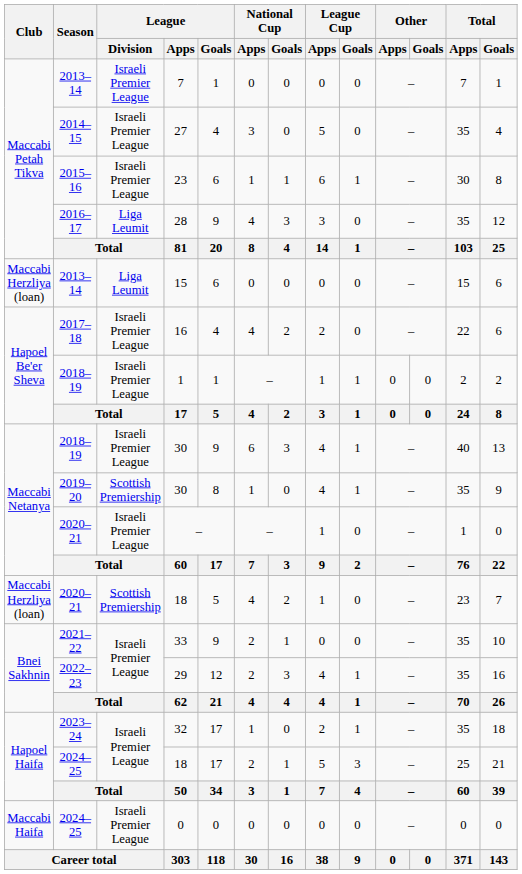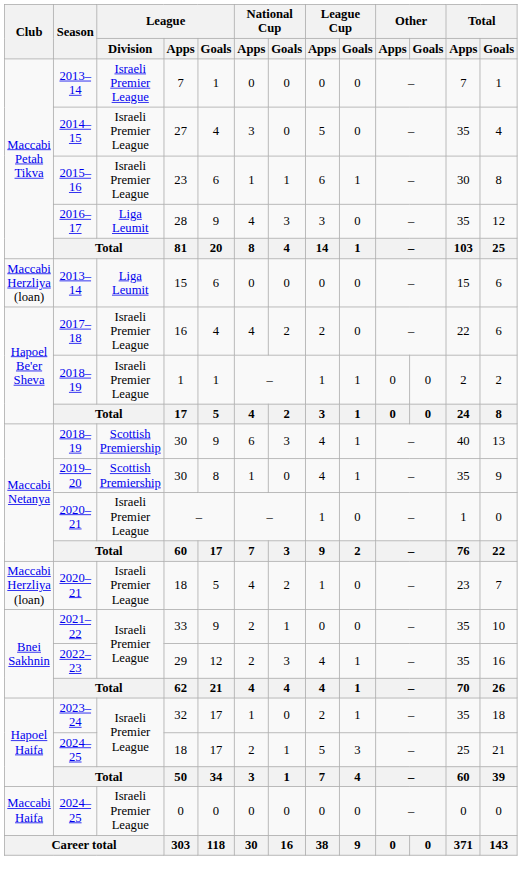(130, 448) Israeli Premier League -> (130, 441) Scottish Premiership
(130, 599) Scottish Premiership -> (130, 585) Israeli Premier League
